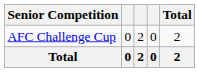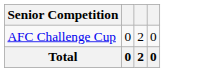- column: (177, 15)
